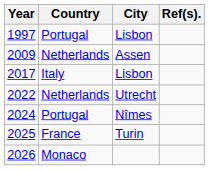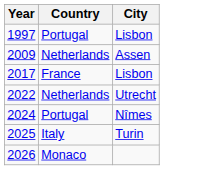- column: (181, 14)
(53, 74) Italy -> (61, 74) France
(61, 134) France -> (53, 134) Italy
